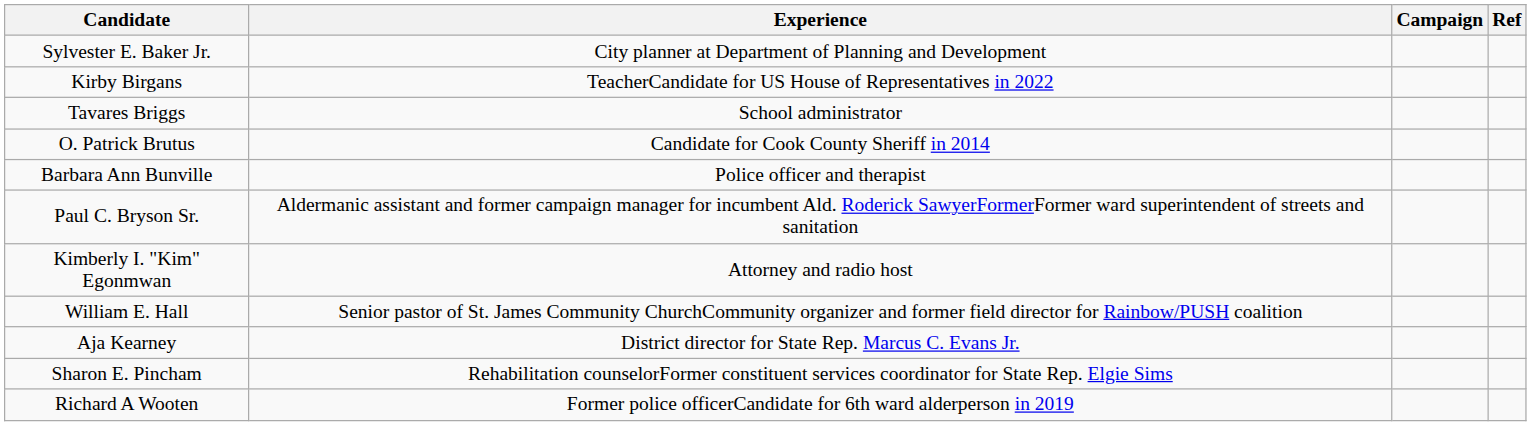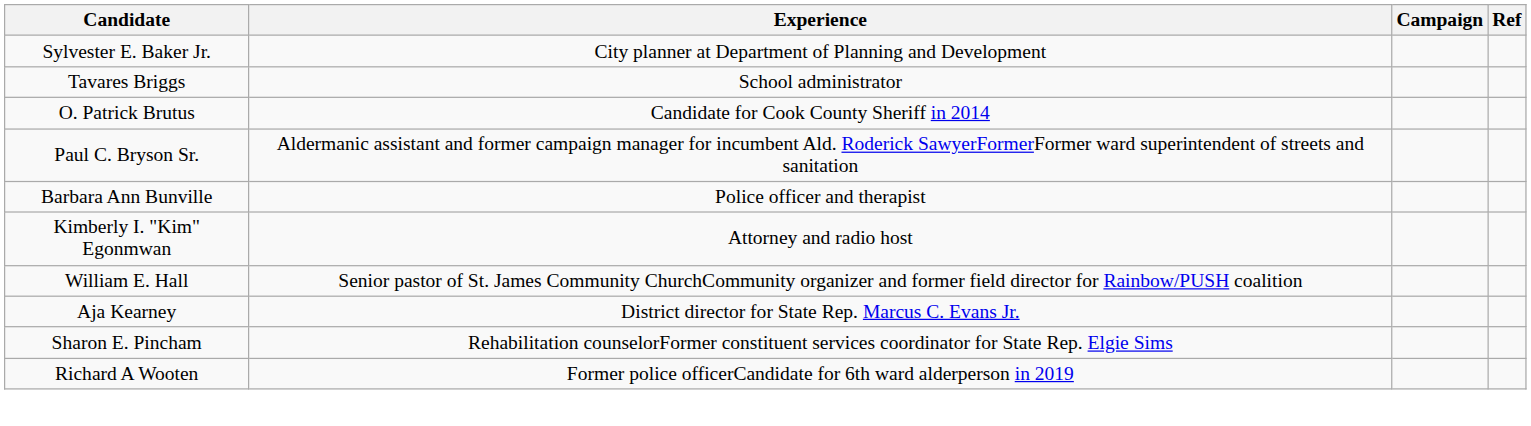- row: (127, 81)
rows swapped: (127, 216) <-> (127, 174)
